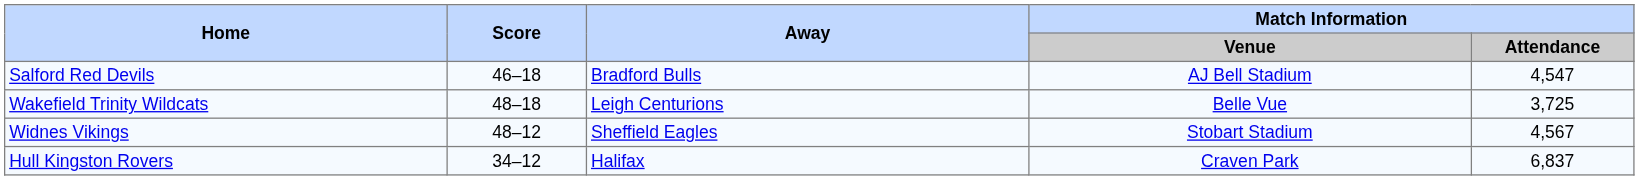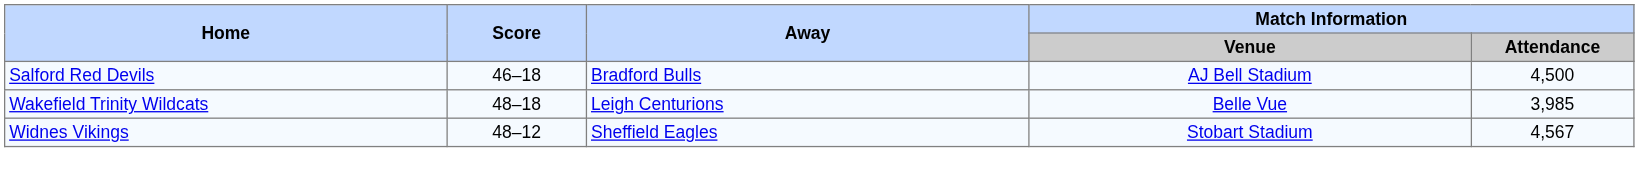(1552, 76) 4,547 -> (1552, 76) 4,500
(1552, 104) 3,725 -> (1552, 104) 3,985
- row: (91, 161)
